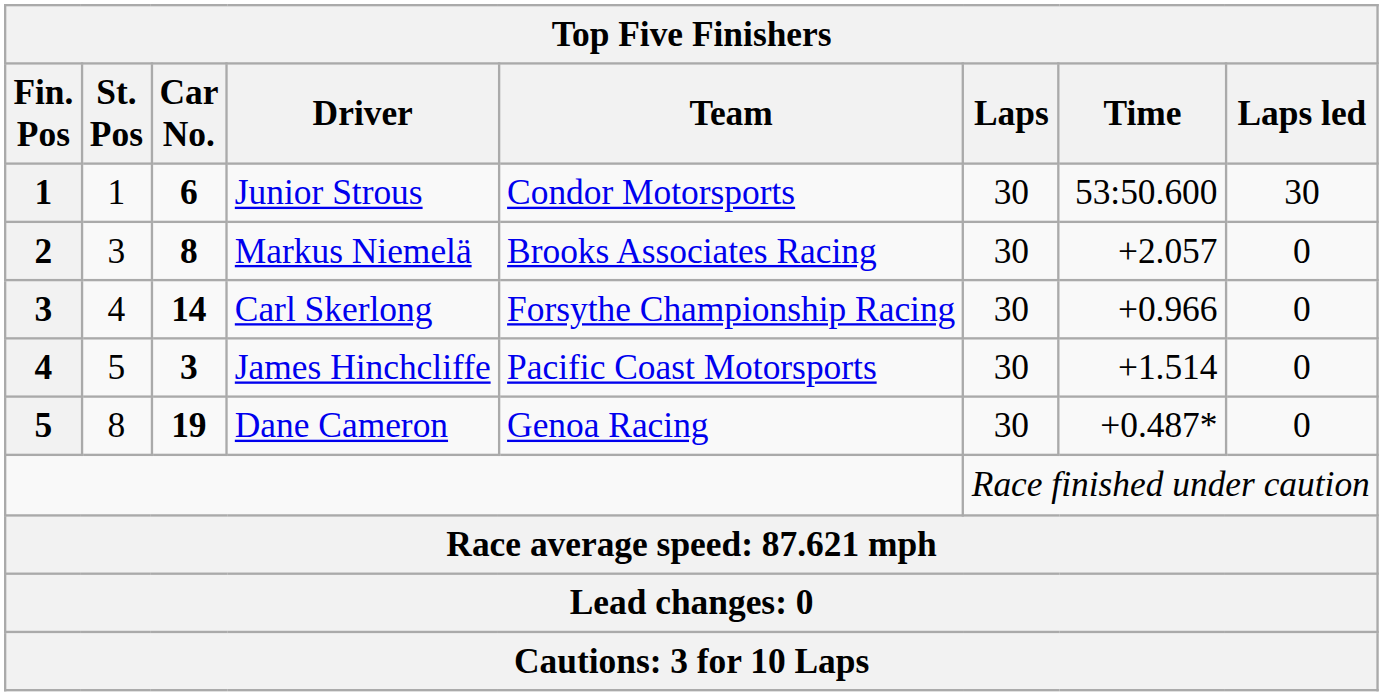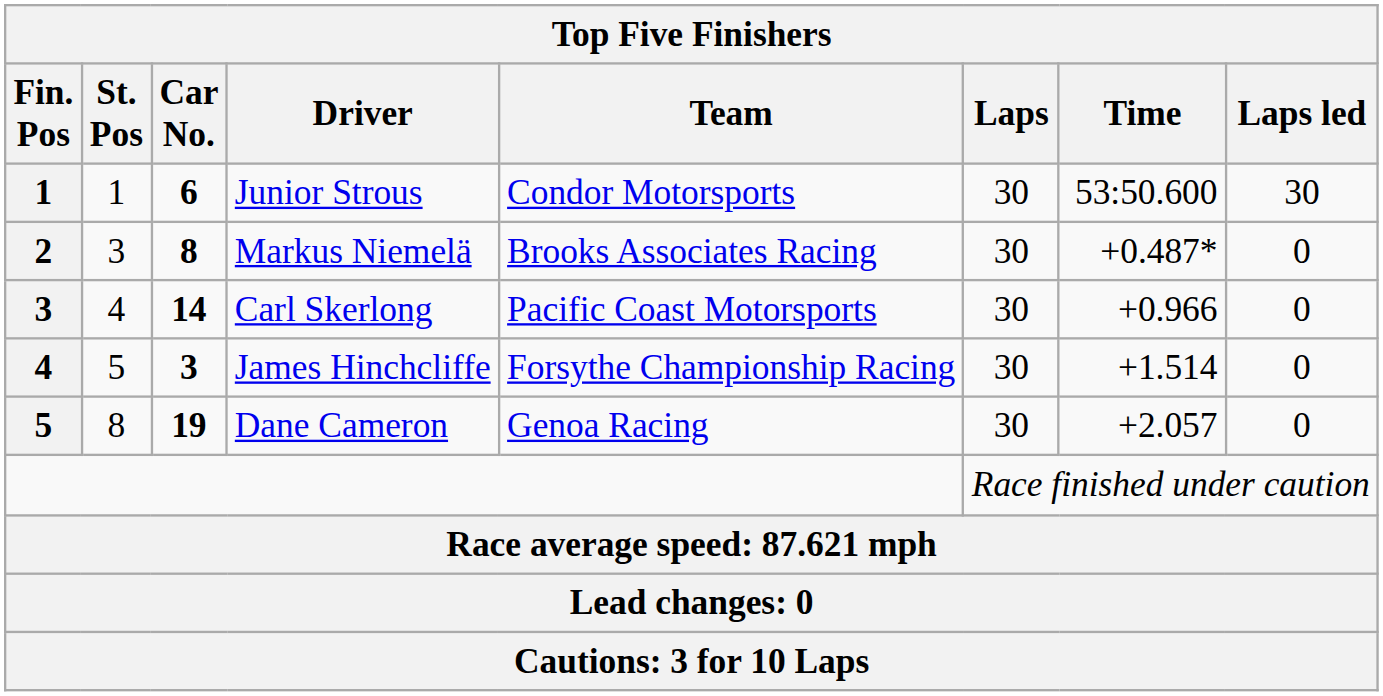(1168, 251) +2.057 -> (1159, 251) +0.487*
(731, 309) Forsythe Championship Racing -> (692, 309) Pacific Coast Motorsports
(692, 367) Pacific Coast Motorsports -> (731, 367) Forsythe Championship Racing
(1159, 426) +0.487* -> (1168, 426) +2.057
